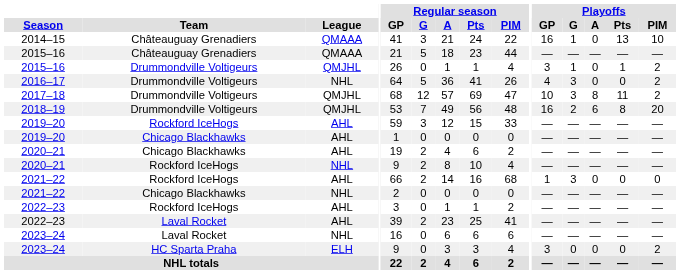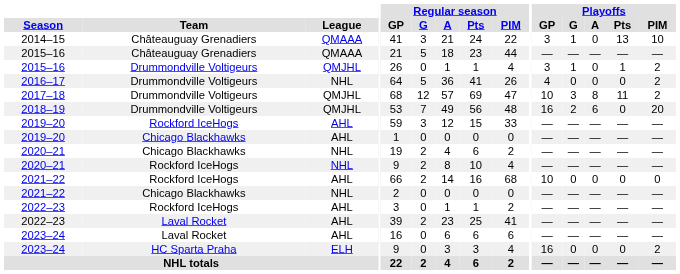(547, 39) 16 -> (547, 39) 3
(573, 81) 3 -> (573, 81) 0
(622, 109) 8 -> (622, 109) 0
(342, 151) AHL -> (342, 151) NHL
(547, 179) 1 -> (547, 179) 10
(573, 179) 3 -> (573, 179) 0
(342, 235) NHL -> (342, 235) AHL
(547, 249) 3 -> (547, 249) 16
